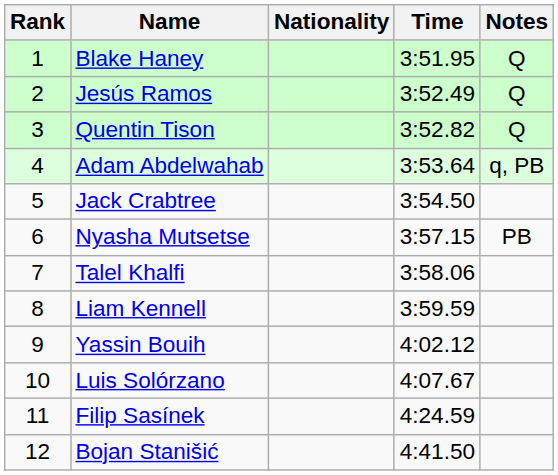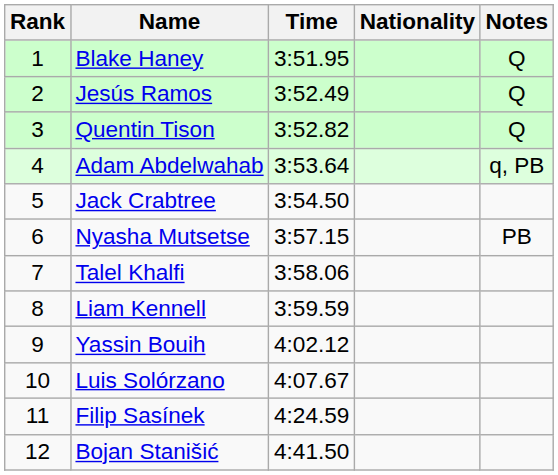columns swapped: (332, 22) <-> (437, 22)
